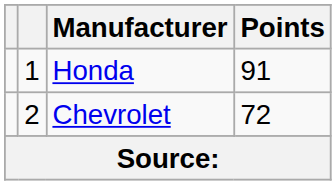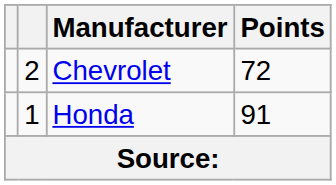rows swapped: (93, 71) <-> (112, 115)
